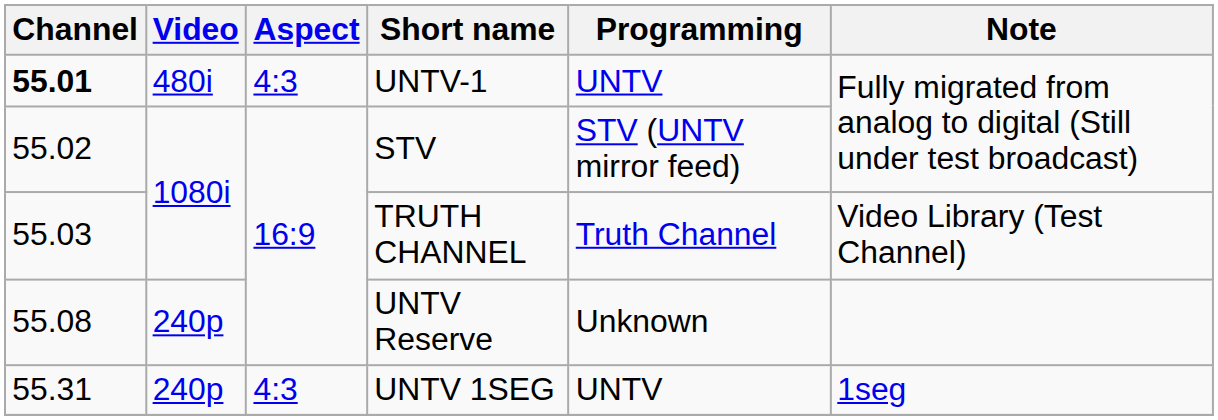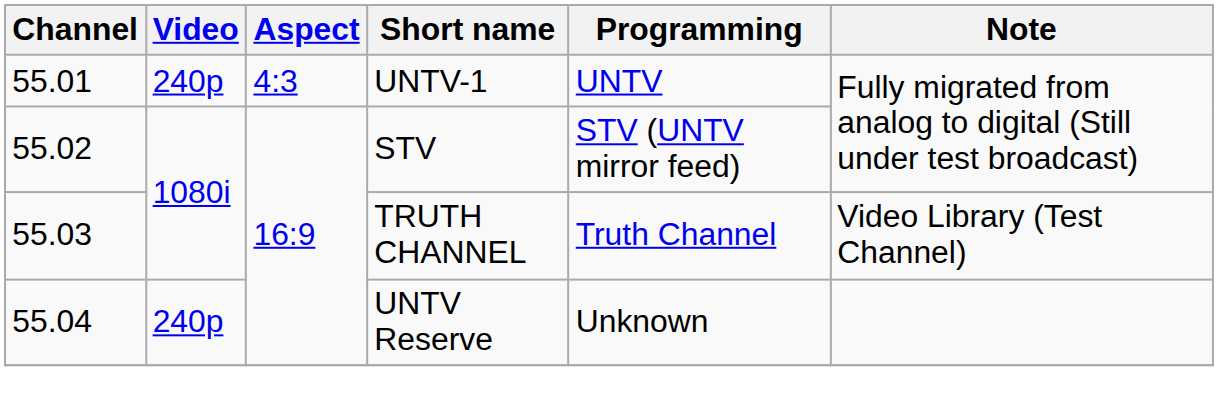(52, 80) bold -> (52, 80) normal
(183, 80) 480i -> (188, 80) 240p
(52, 321) 55.08 -> (52, 321) 55.04
- row: (465, 389)
